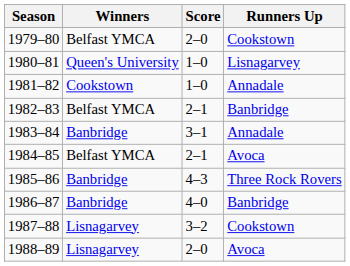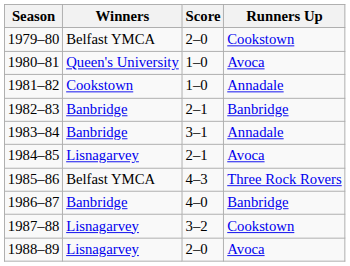(264, 62) Lisnagarvey -> (246, 62) Avoca
(111, 109) Belfast YMCA -> (97, 109) Banbridge
(111, 156) Belfast YMCA -> (103, 156) Lisnagarvey
(97, 179) Banbridge -> (111, 179) Belfast YMCA
